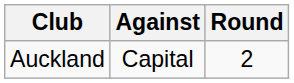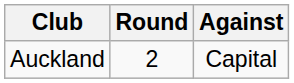columns swapped: (158, 22) <-> (247, 22)
